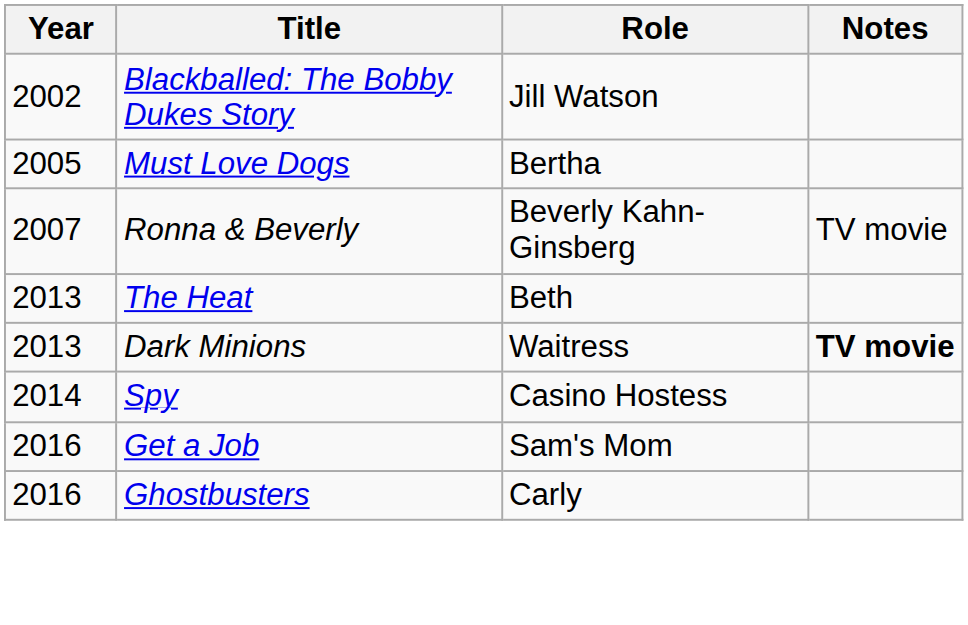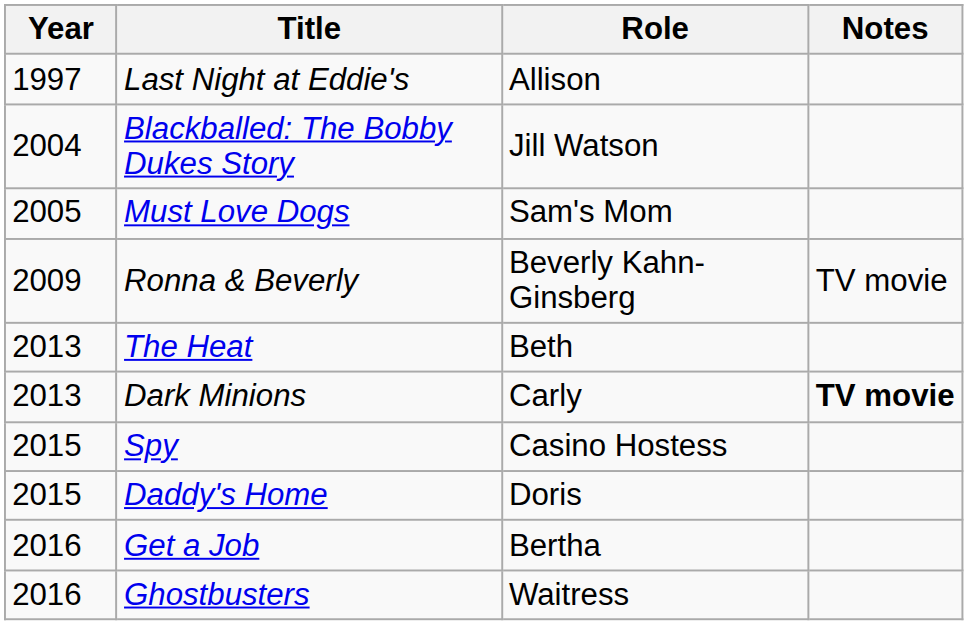+ row: (267, 78)
(47, 96) 2002 -> (47, 145) 2004
(555, 163) Bertha -> (591, 212) Sam's Mom
(47, 230) 2007 -> (47, 279) 2009
(569, 346) Waitress -> (545, 396) Carly
(47, 396) 2014 -> (47, 445) 2015
+ row: (226, 495)
(591, 445) Sam's Mom -> (555, 544) Bertha
(545, 495) Carly -> (569, 594) Waitress
